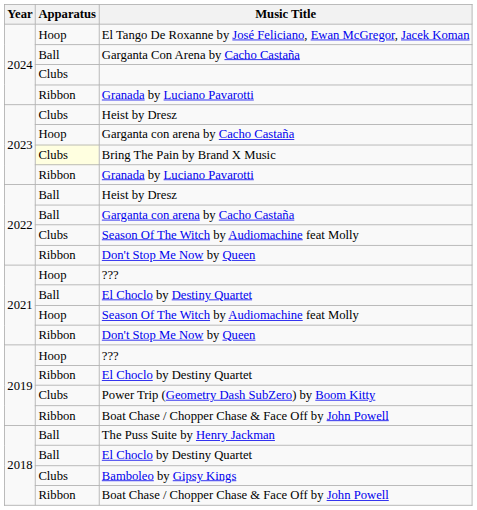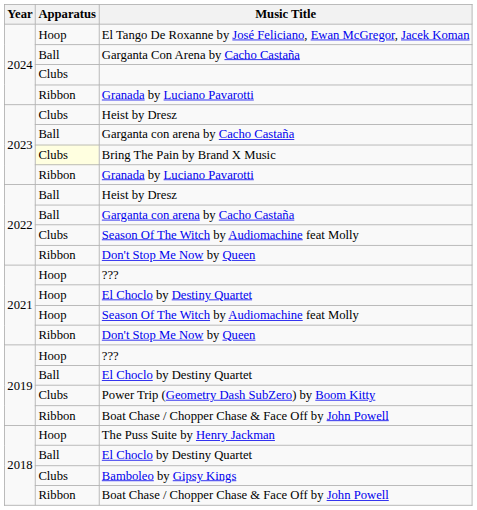(52, 134) Hoop -> (49, 134) Ball
(49, 295) Ball -> (52, 295) Hoop
(57, 375) Ribbon -> (49, 375) Ball
(49, 435) Ball -> (52, 435) Hoop
